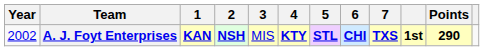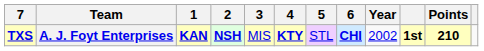columns swapped: (22, 14) <-> (385, 14)
(325, 35) bold -> (321, 35) normal
(449, 35) 290 -> (448, 35) 210
